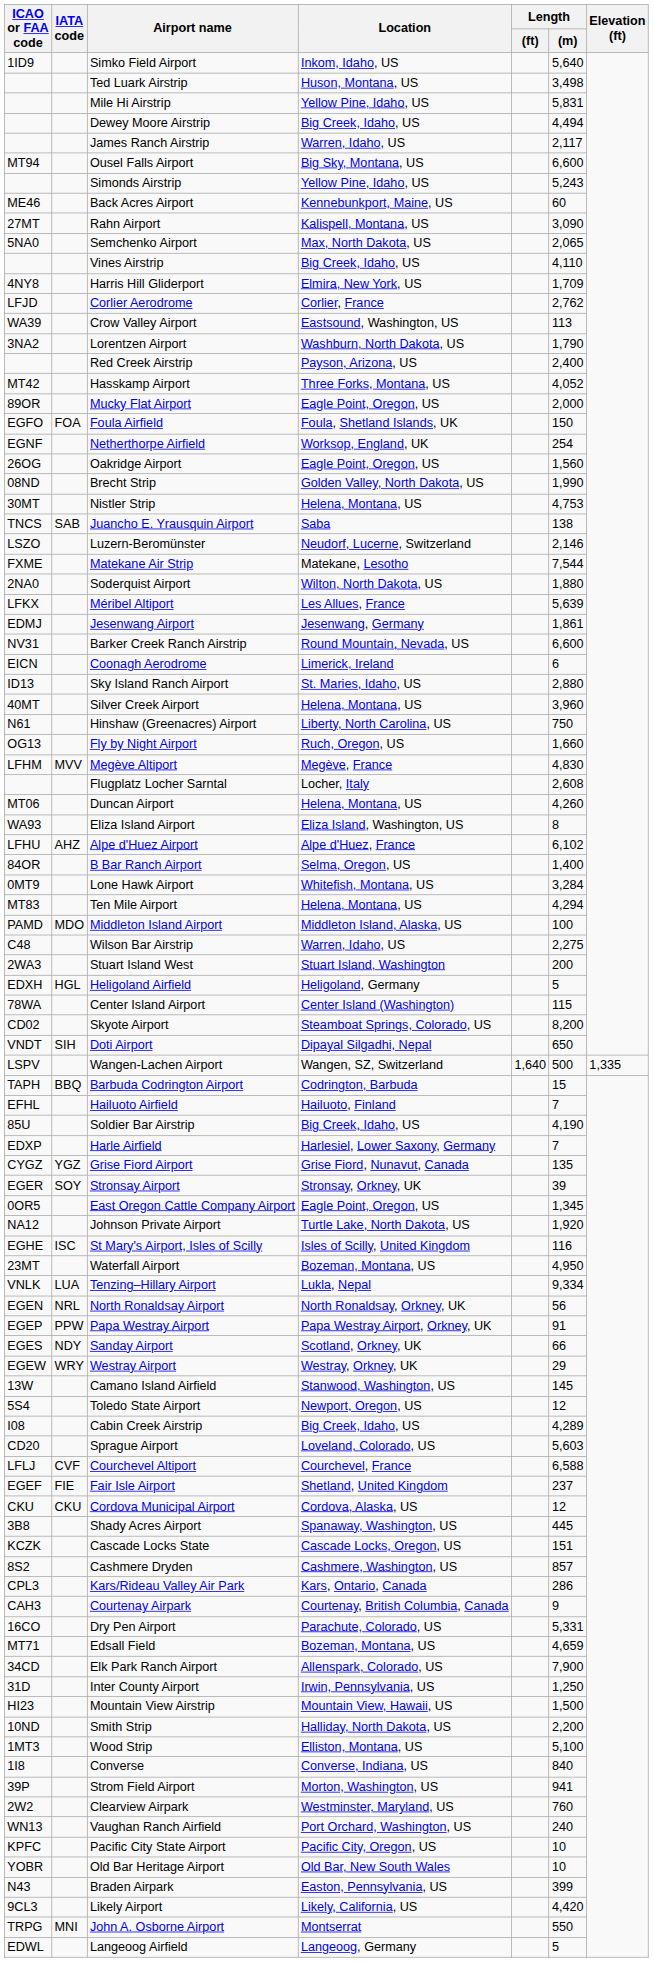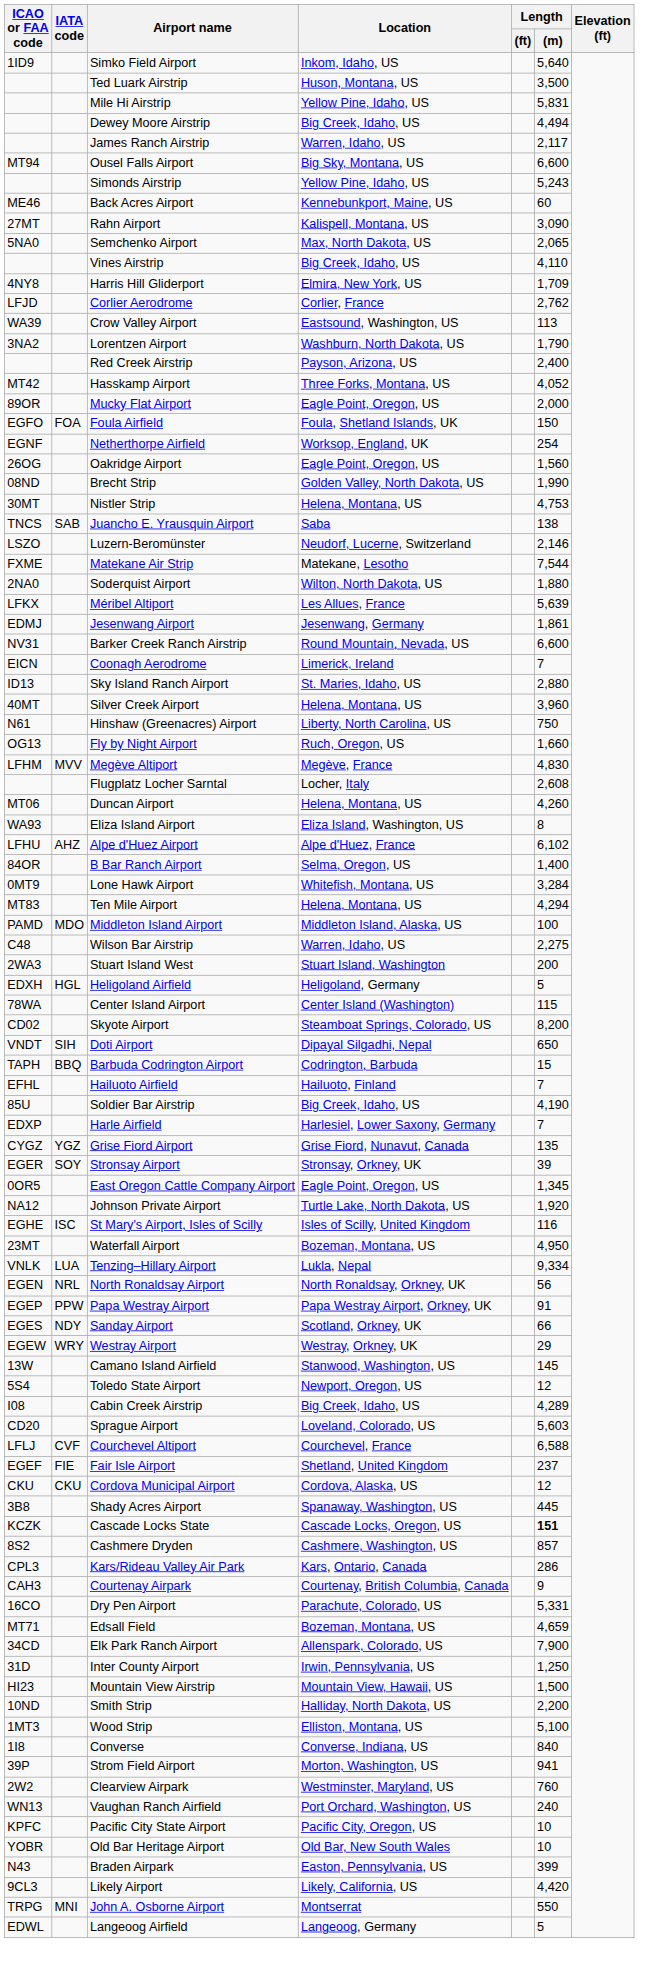(568, 83) 3,498 -> (553, 83) 3,500
(555, 664) 6 -> (541, 664) 7
- row: (156, 1065)
(562, 1546) normal -> (548, 1526) bold
